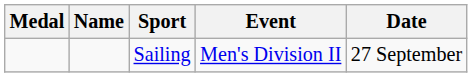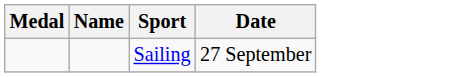- column: (271, 21)
